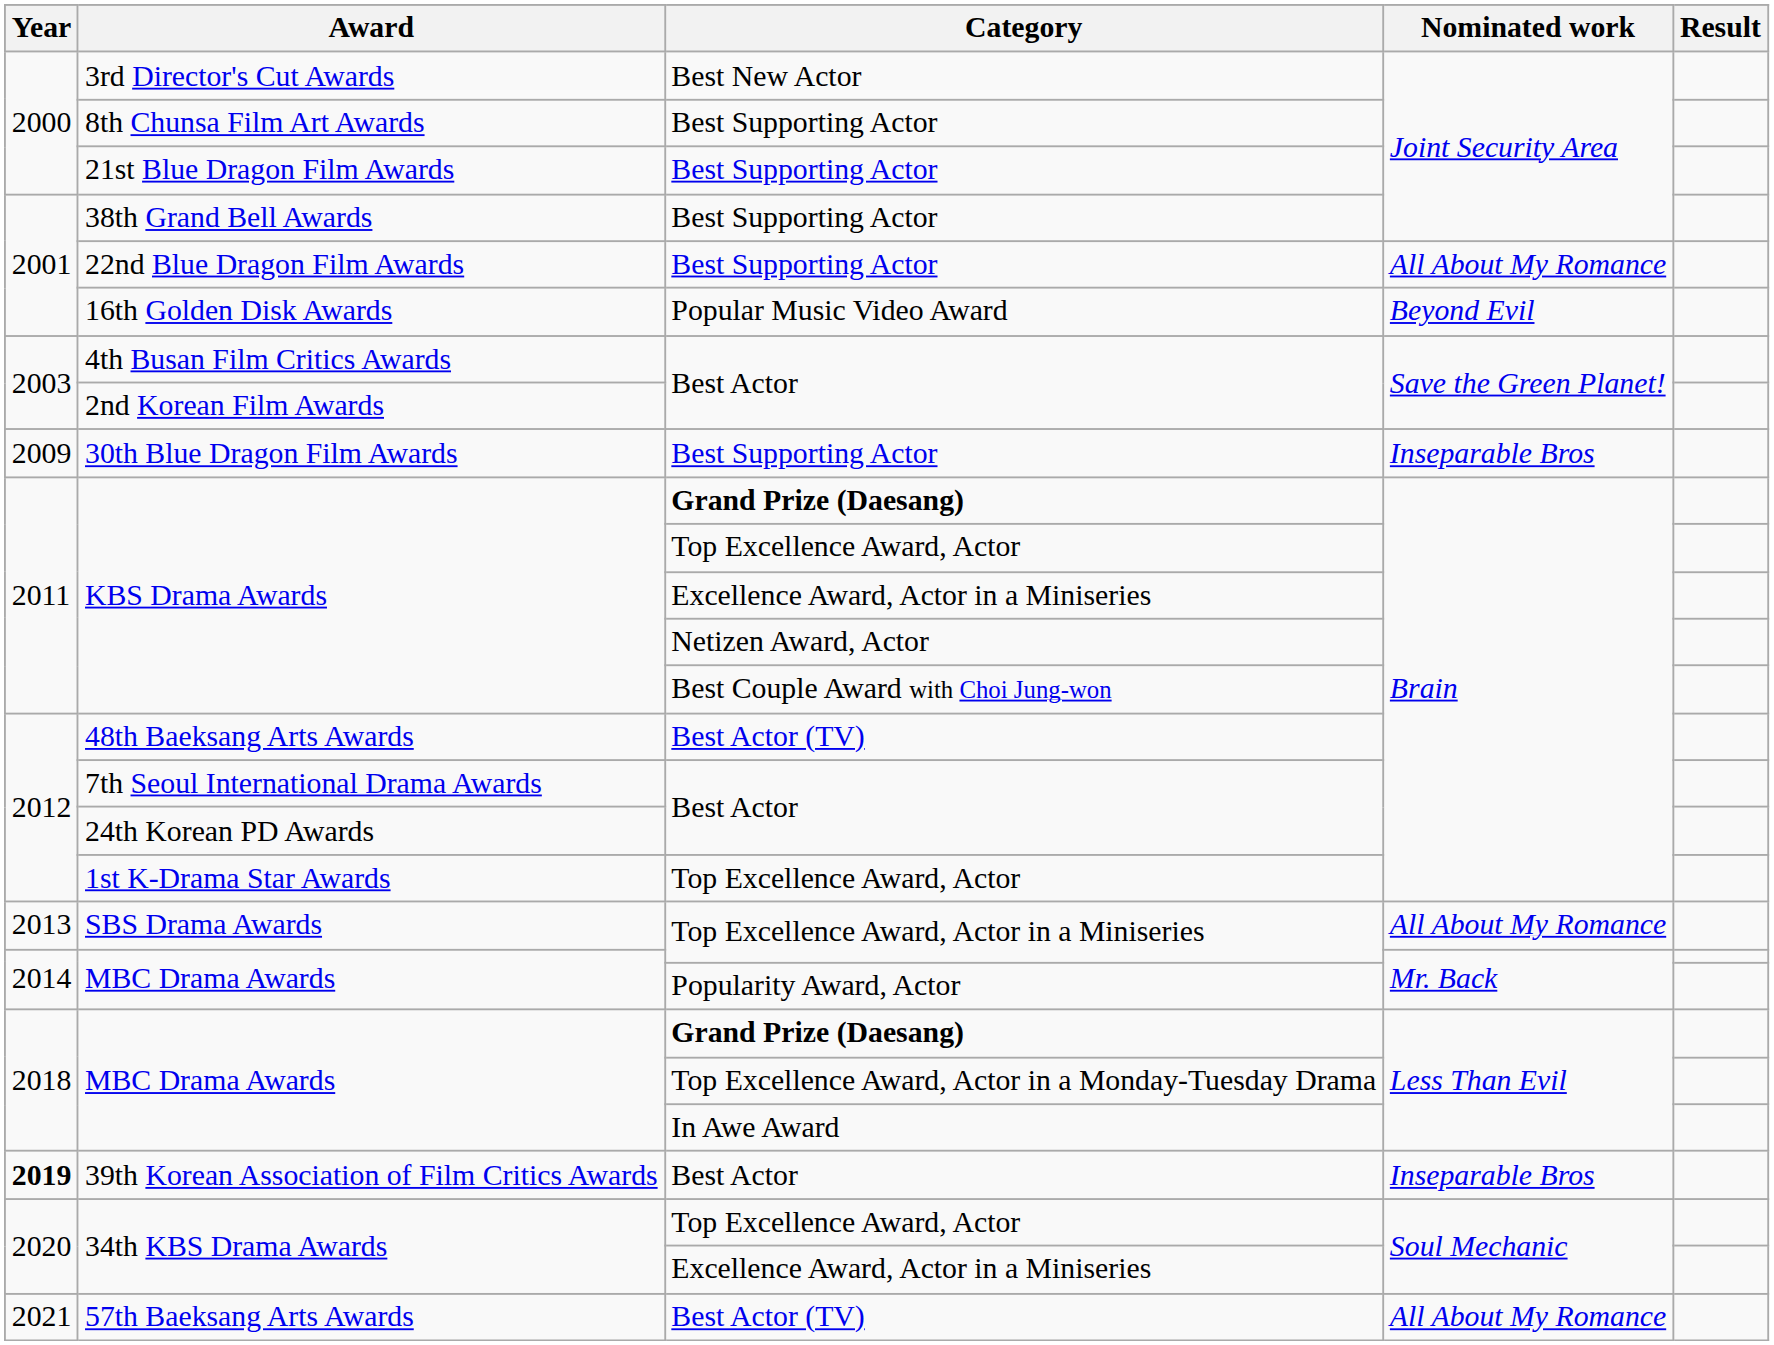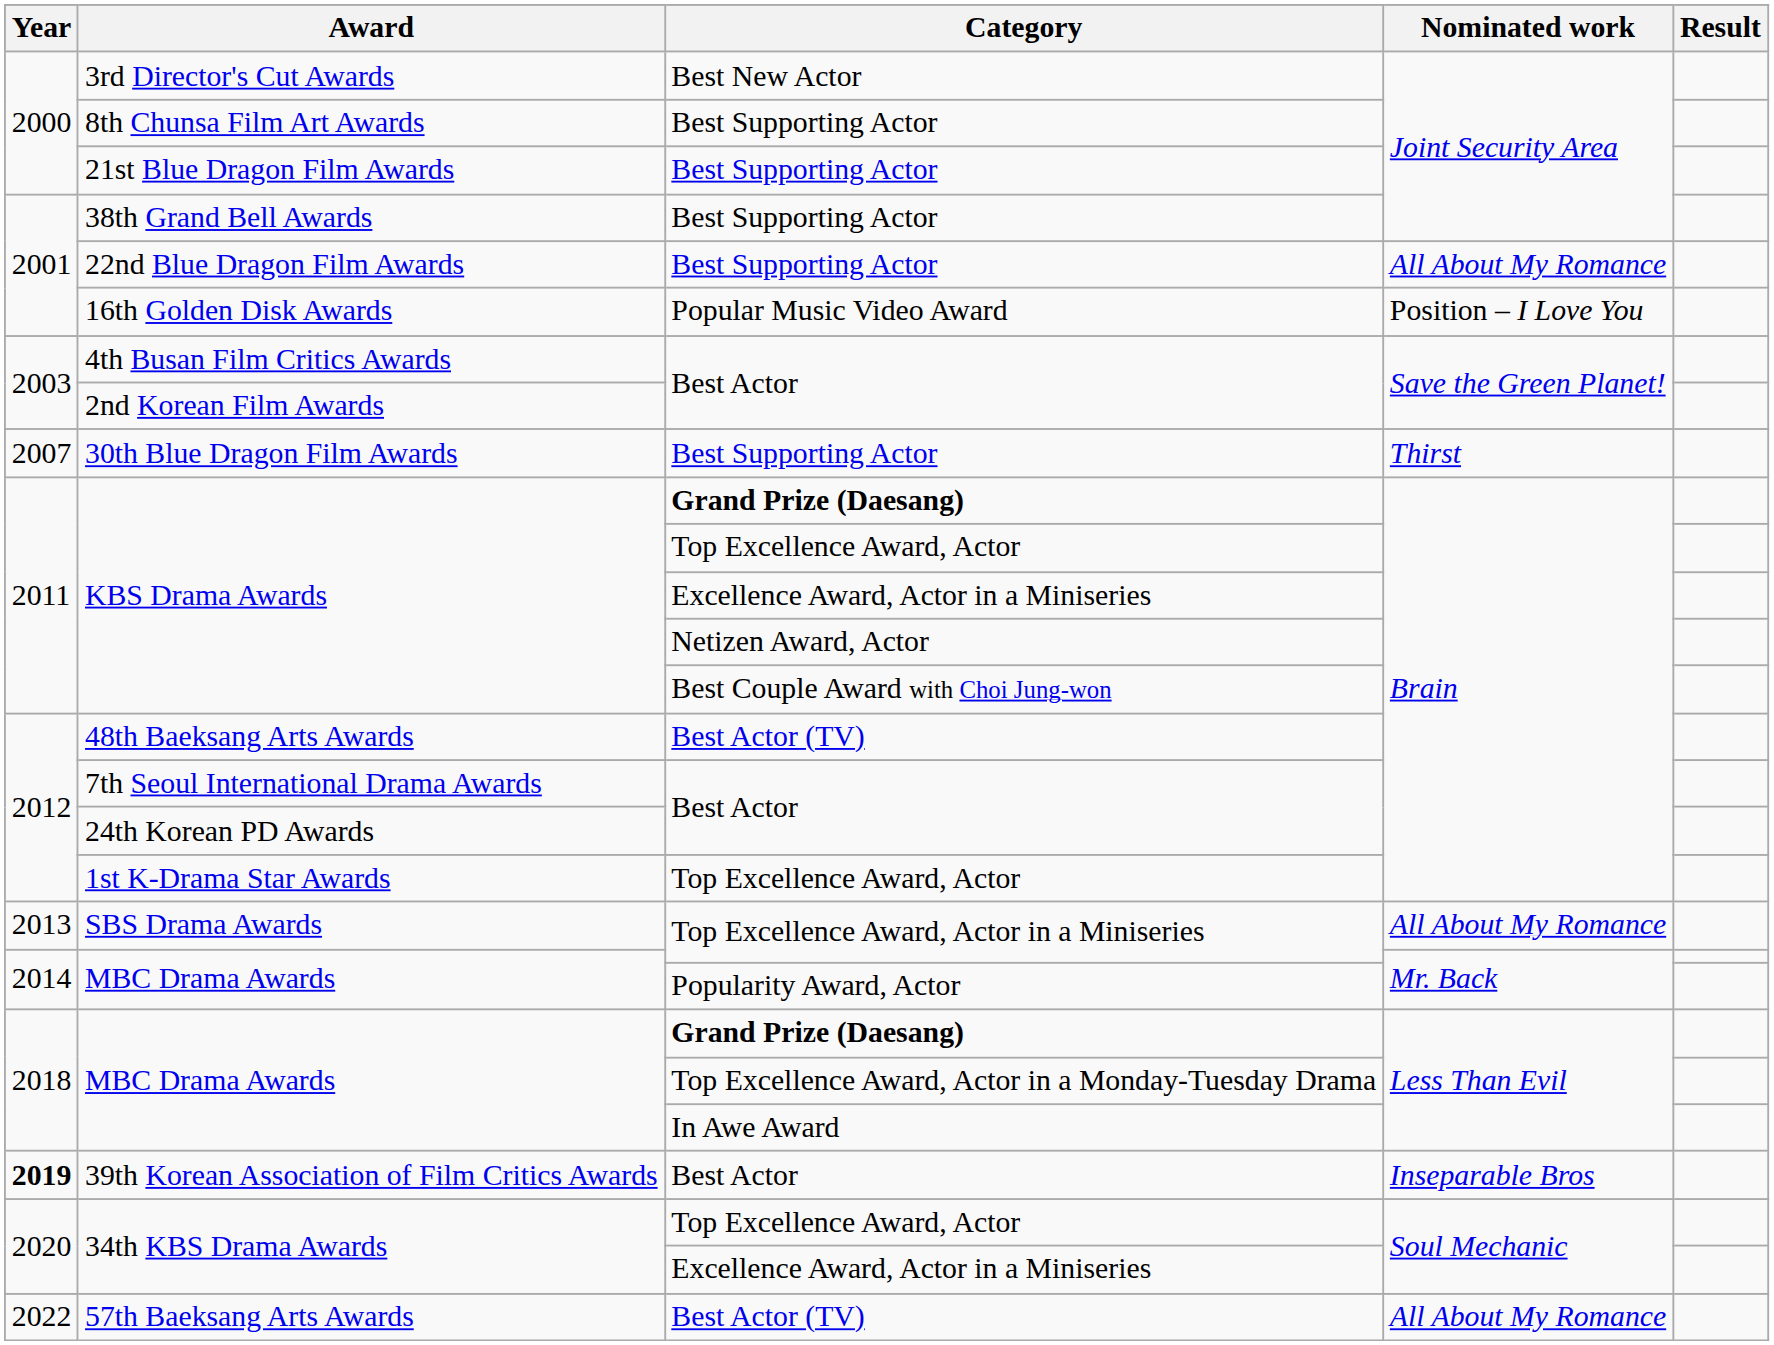(1462, 311) Beyond Evil -> (1517, 311) Position – I Love You
(42, 452) 2009 -> (42, 452) 2007
(1492, 452) Inseparable Bros -> (1425, 452) Thirst
(42, 1316) 2021 -> (42, 1316) 2022
